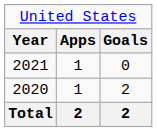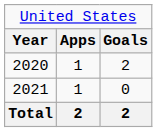rows swapped: (31, 90) <-> (31, 65)
